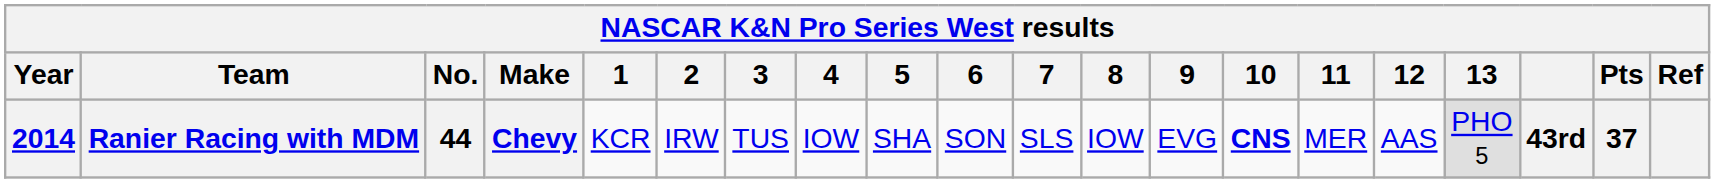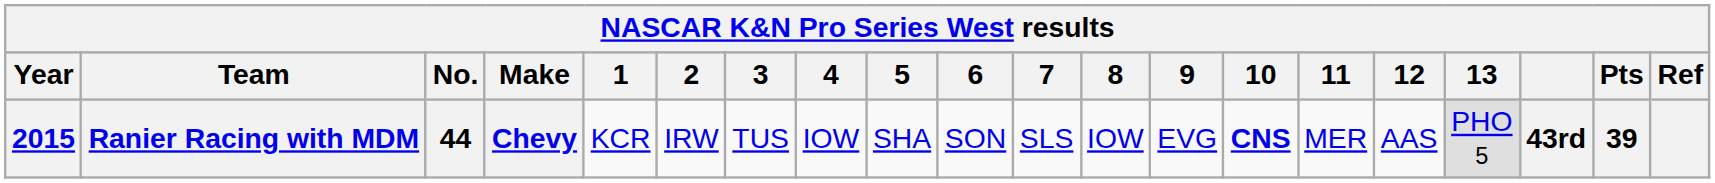(44, 138) 2014 -> (44, 138) 2015
(1622, 138) 37 -> (1622, 138) 39
